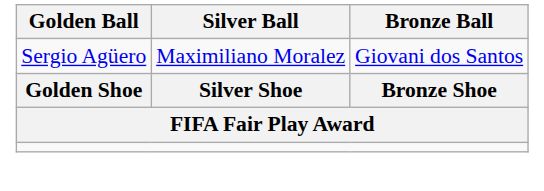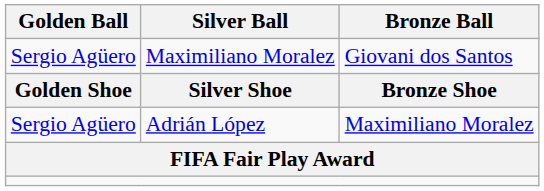+ row: (205, 124)
